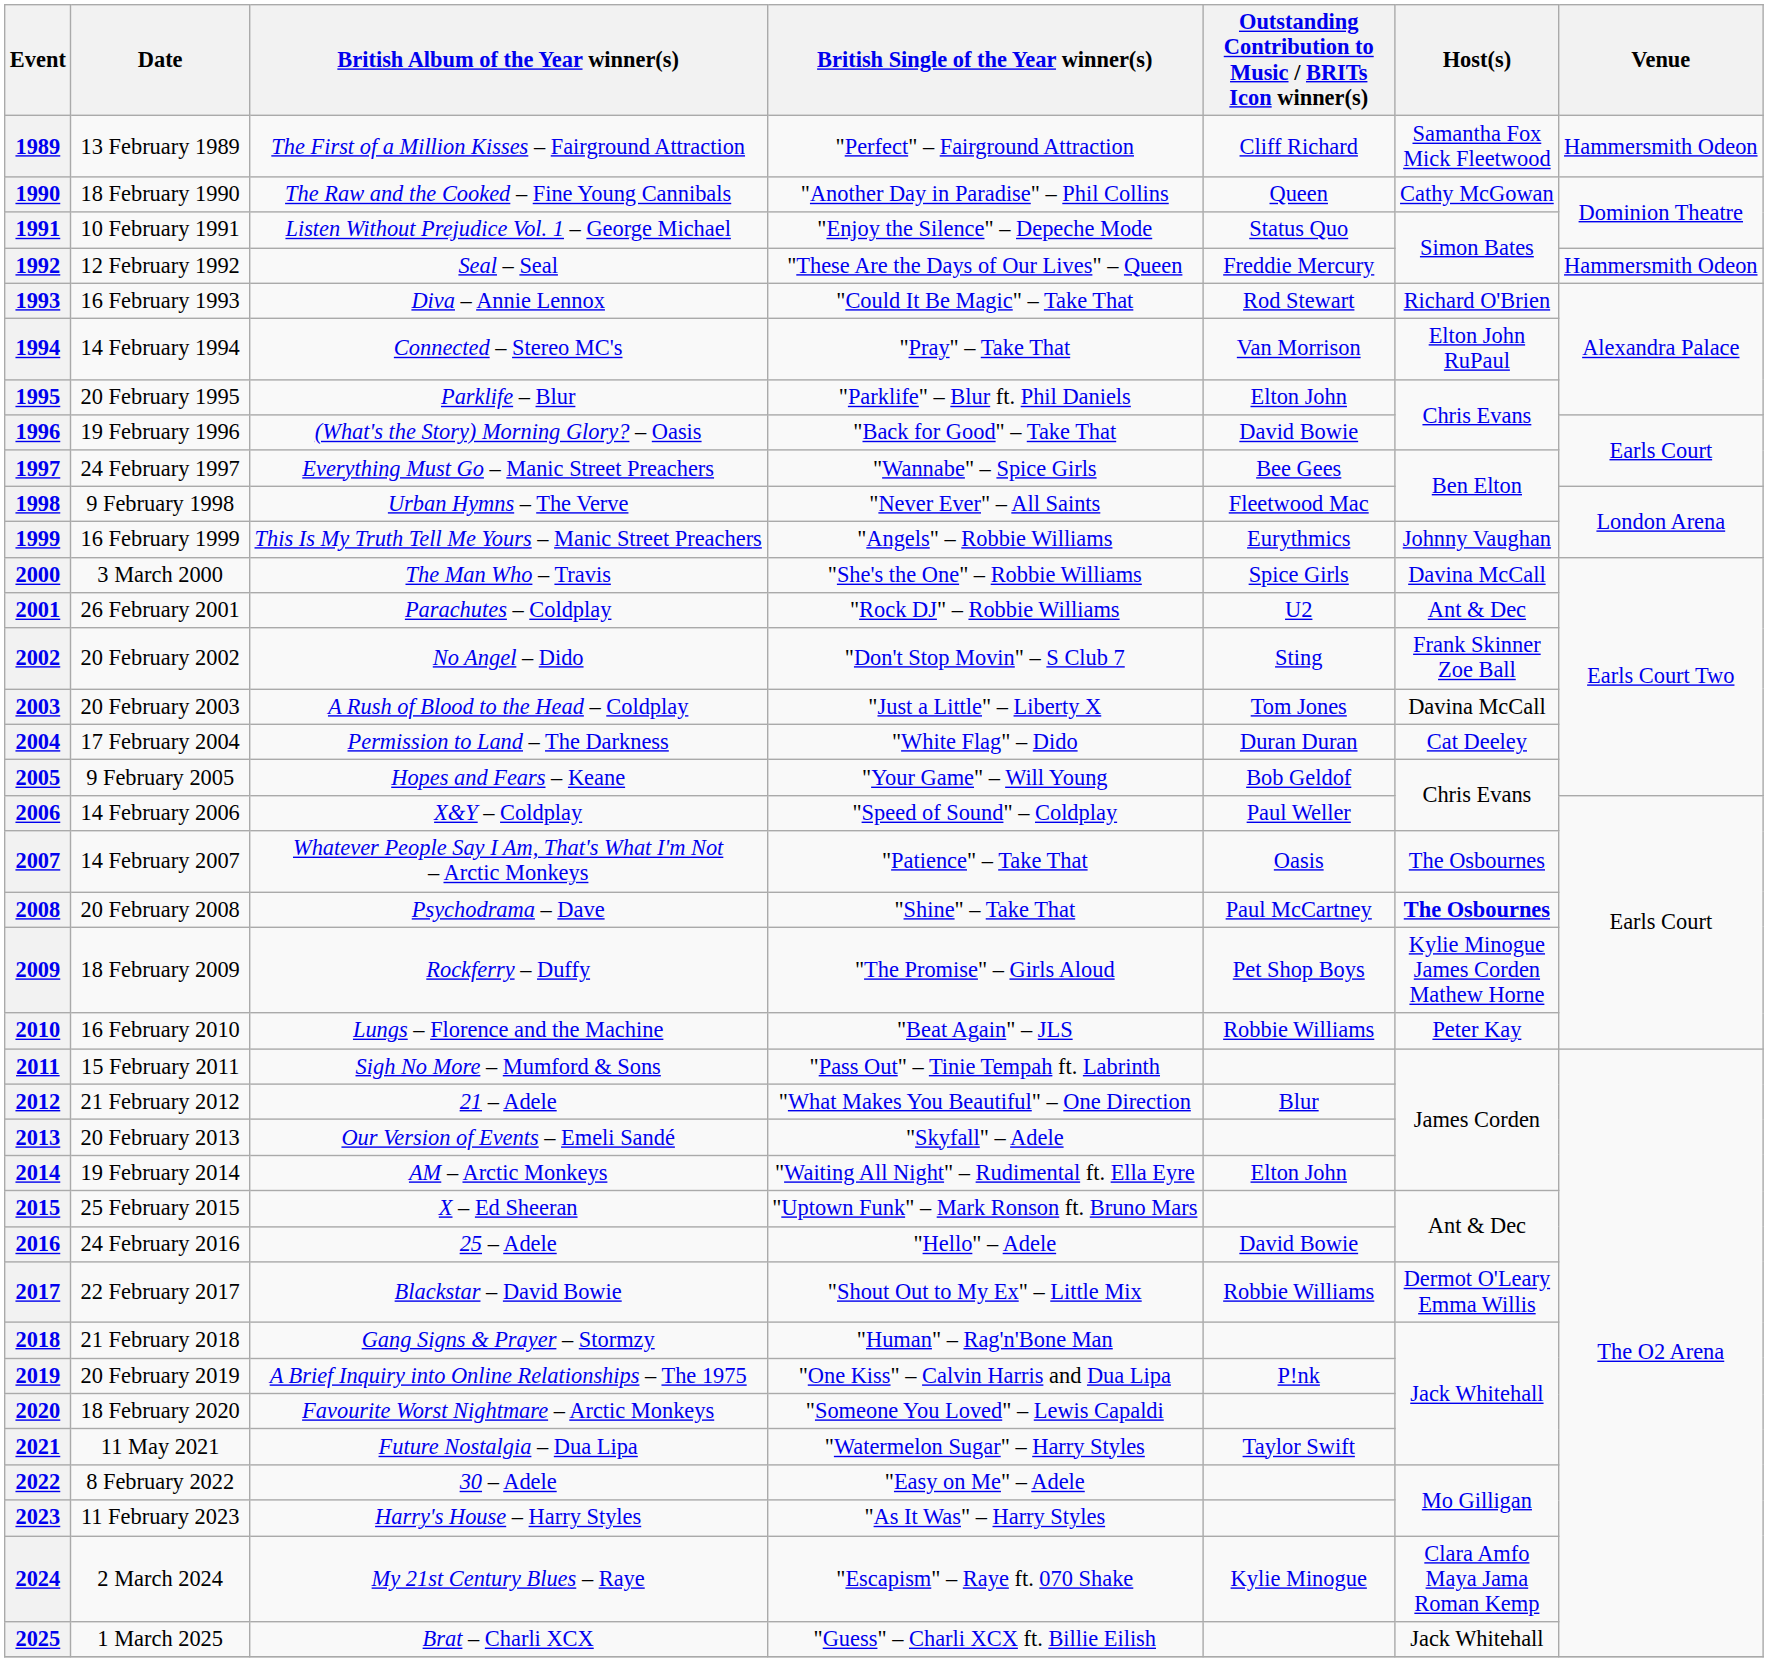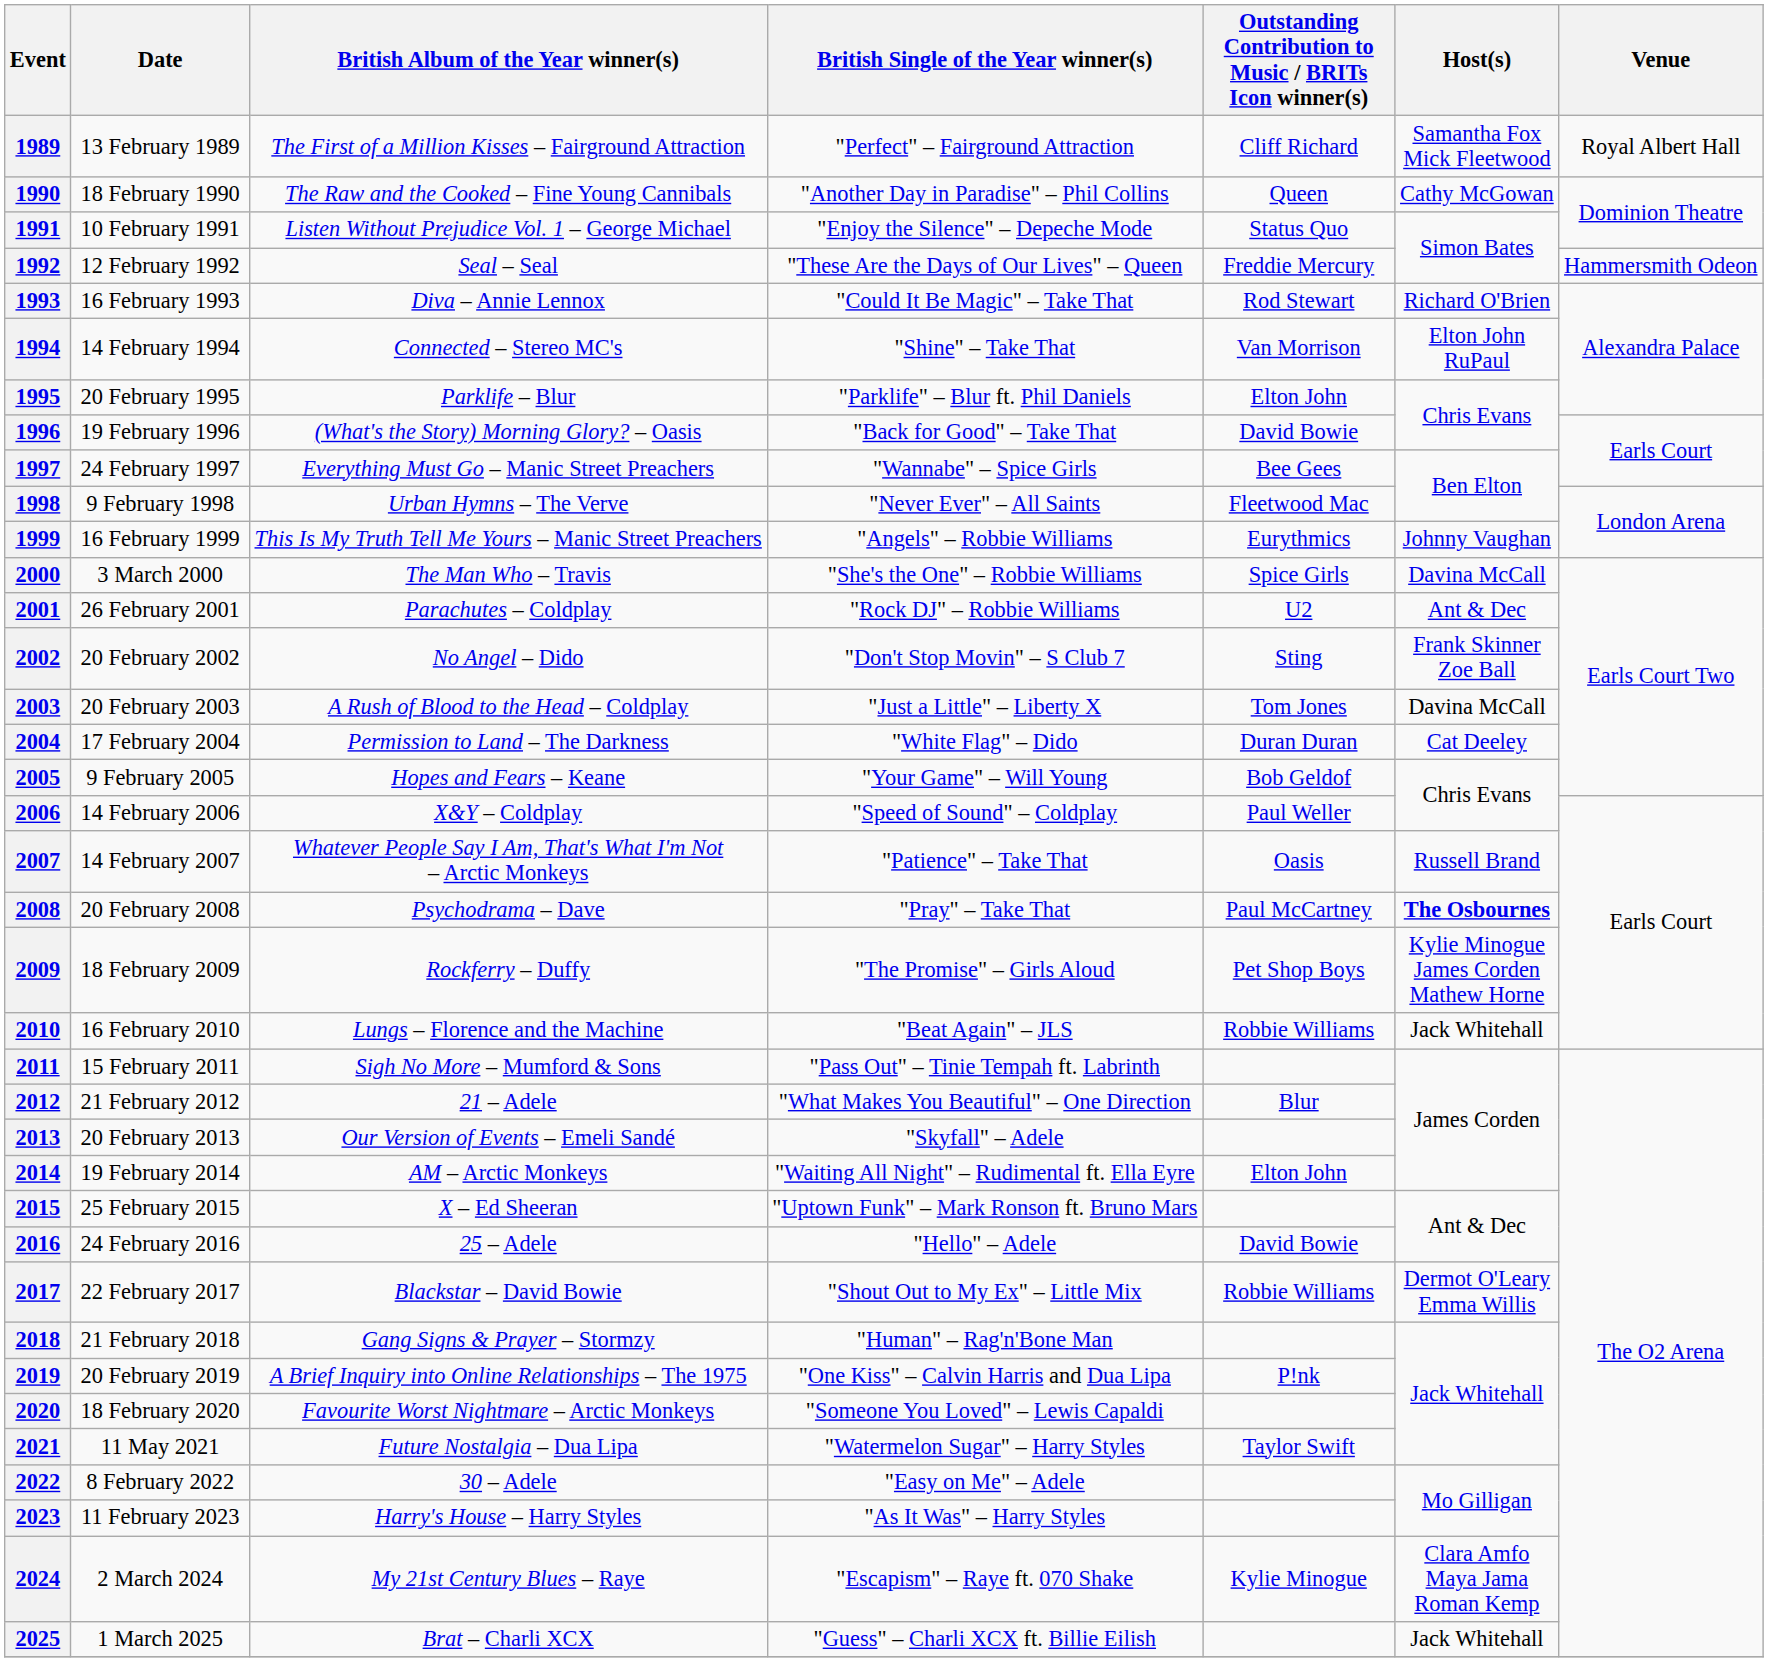(1661, 145) Hammersmith Odeon -> (1661, 145) Royal Albert Hall
(985, 348) "Pray" – Take That -> (985, 348) "Shine" – Take That
(1477, 861) The Osbournes -> (1477, 861) Russell Brand
(985, 909) "Shine" – Take That -> (985, 909) "Pray" – Take That
(1477, 1030) Peter Kay -> (1477, 1030) Jack Whitehall
